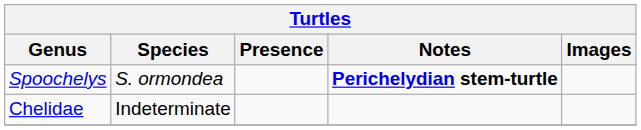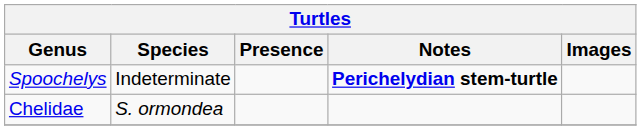(169, 79) S. ormondea -> (173, 79) Indeterminate
(173, 109) Indeterminate -> (169, 109) S. ormondea
